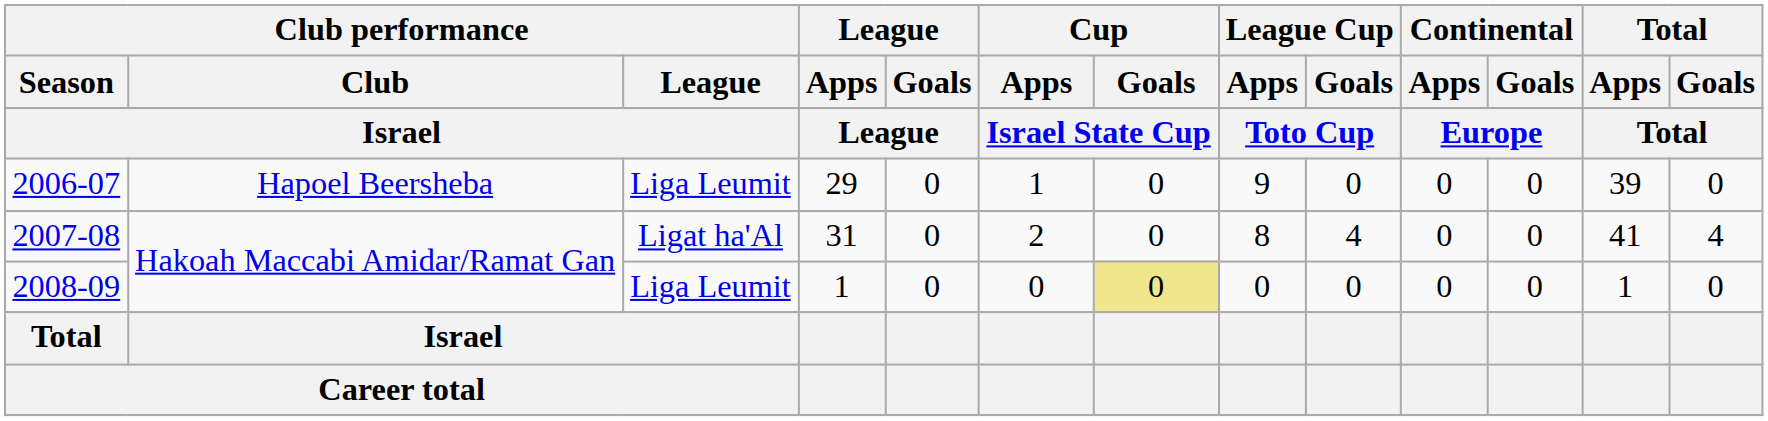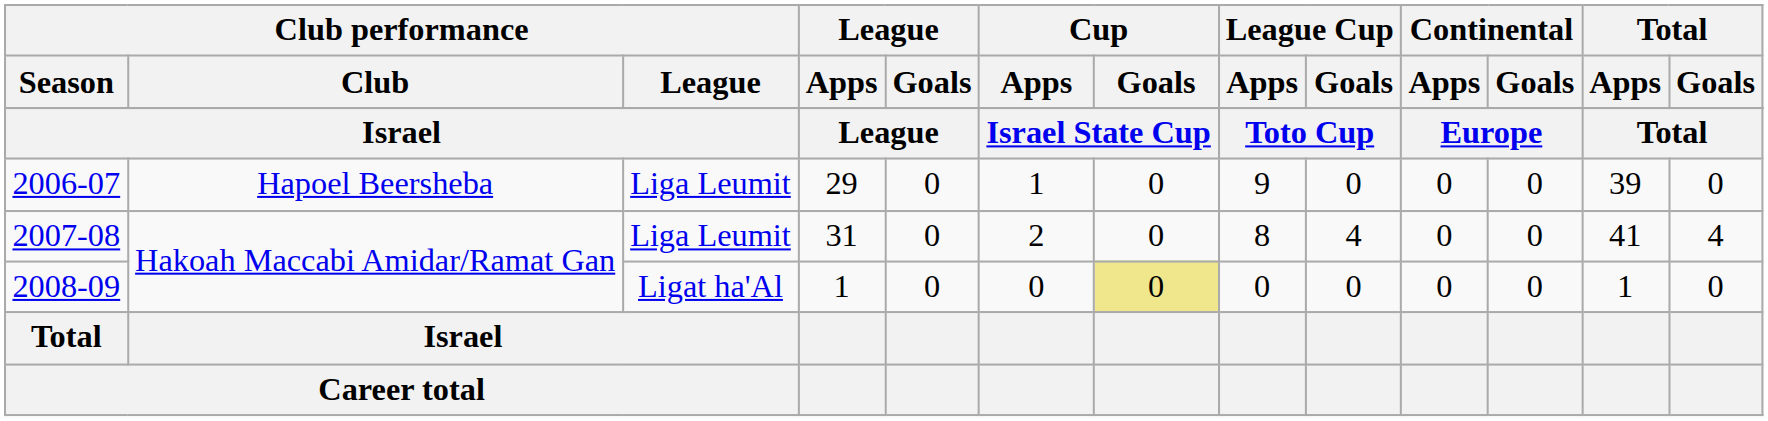(710, 235) Ligat ha'Al -> (710, 235) Liga Leumit
(710, 286) Liga Leumit -> (710, 286) Ligat ha'Al
